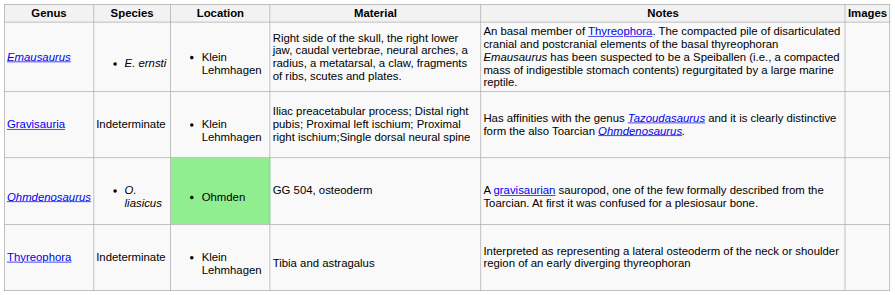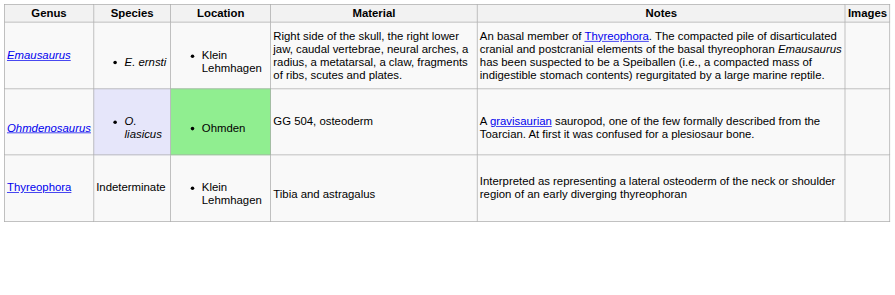- row: (36, 124)
(132, 197) no background -> (132, 128) lavender background
